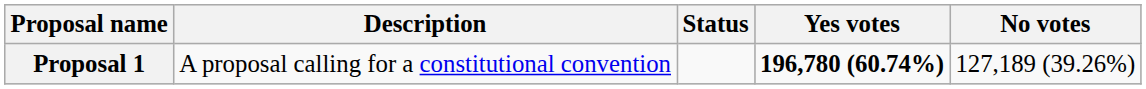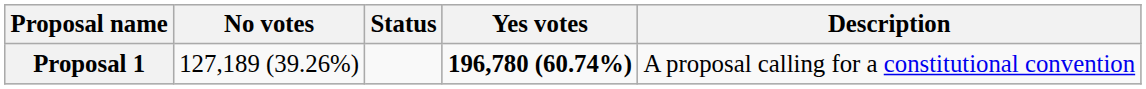columns swapped: (425, 24) <-> (1045, 24)
